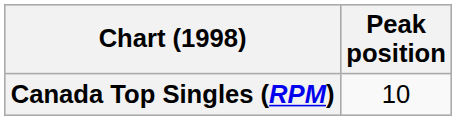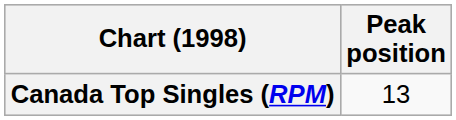(396, 94) 10 -> (396, 94) 13
